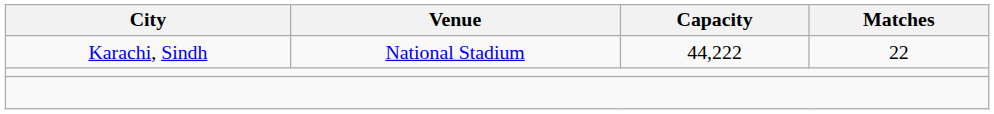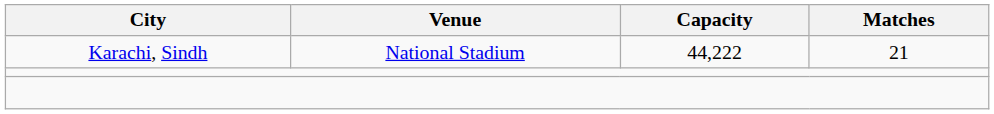(899, 51) 22 -> (899, 51) 21
